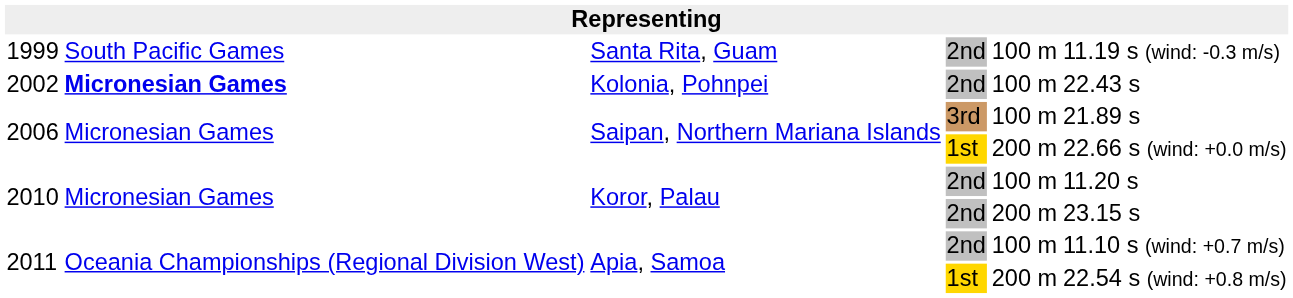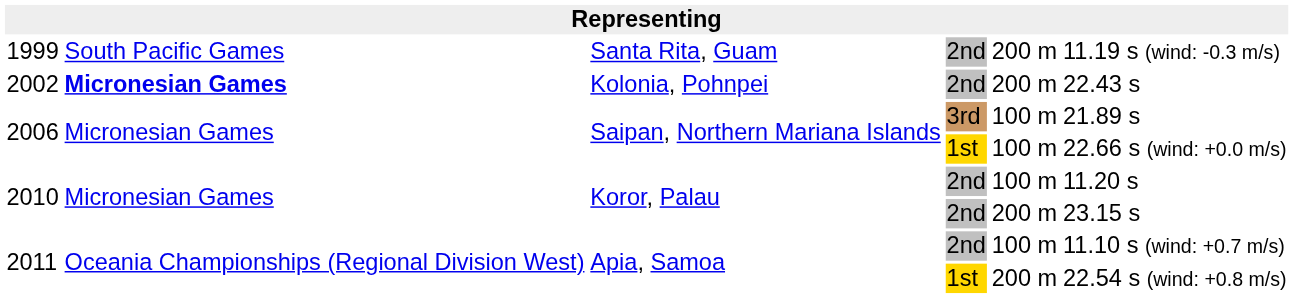(1024, 51) 100 m -> (1024, 51) 200 m
(1024, 84) 100 m -> (1024, 84) 200 m
(1024, 148) 200 m -> (1024, 148) 100 m
